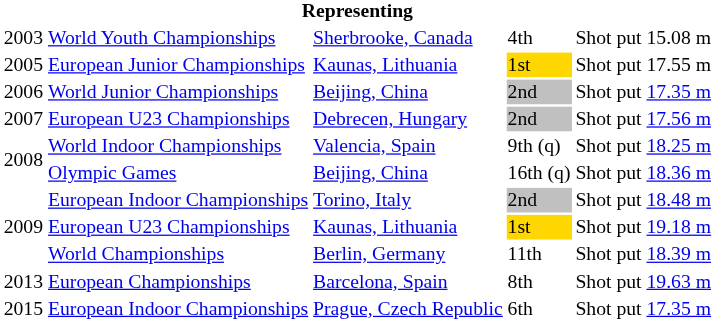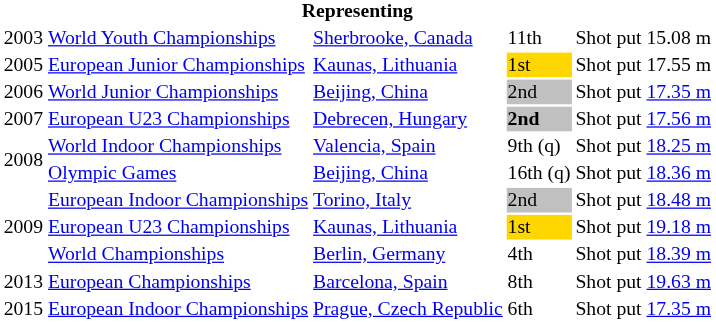(520, 37) 4th -> (525, 37) 11th
(522, 118) normal -> (523, 118) bold
(525, 254) 11th -> (520, 254) 4th
